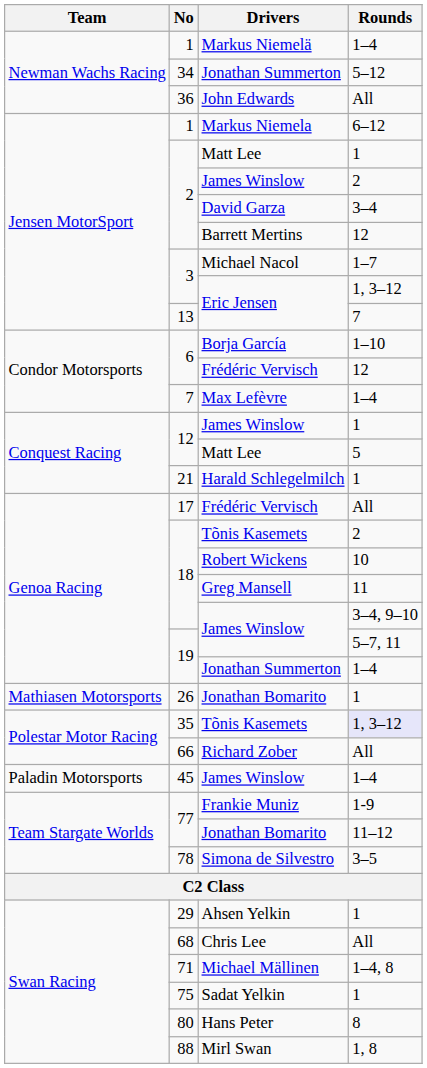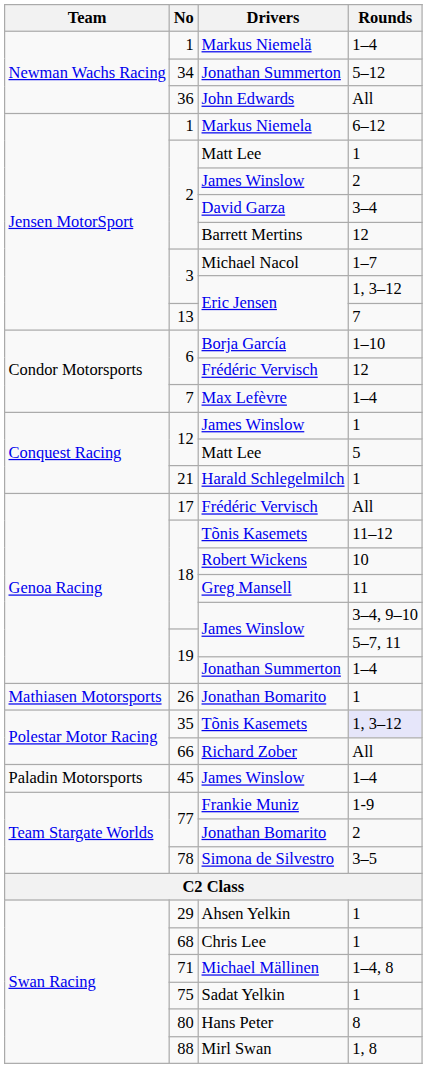(356, 533) 2 -> (373, 533) 11–12
(373, 832) 11–12 -> (356, 832) 2
(363, 940) All -> (356, 940) 1
